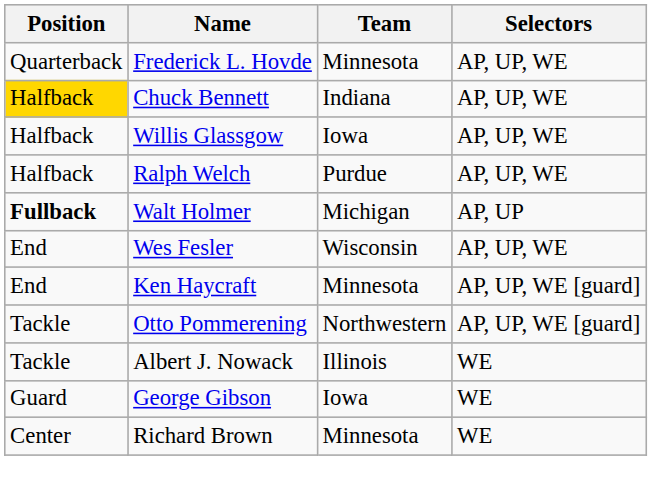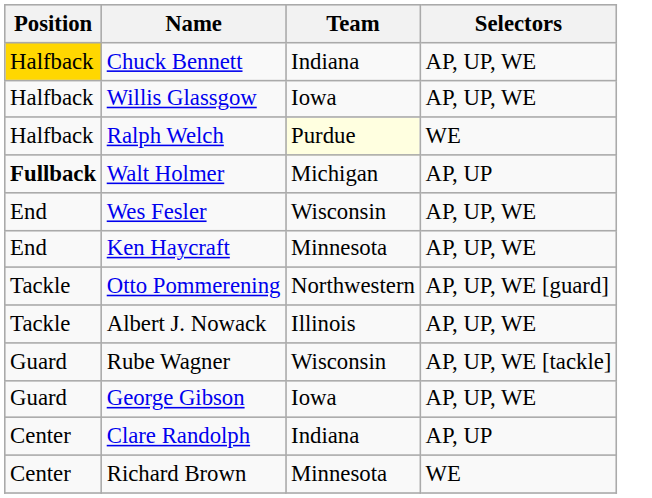- row: (223, 61)
(355, 173) no background -> (323, 136) lightyellow background
(512, 173) AP, UP, WE -> (443, 136) WE
(549, 286) AP, UP, WE [guard] -> (481, 248) AP, UP, WE
(475, 361) WE -> (481, 323) AP, UP, WE
+ row: (168, 361)
(475, 398) WE -> (481, 398) AP, UP, WE
+ row: (178, 436)
